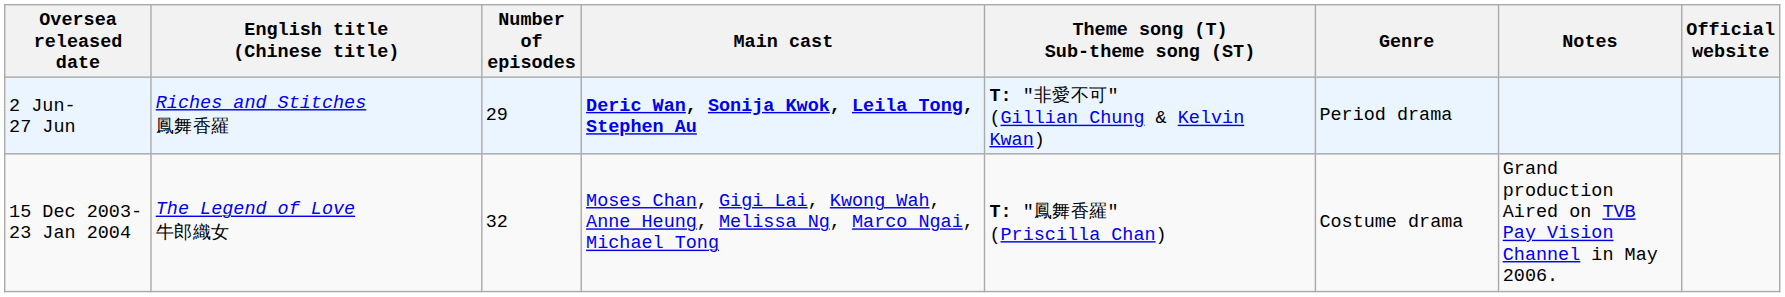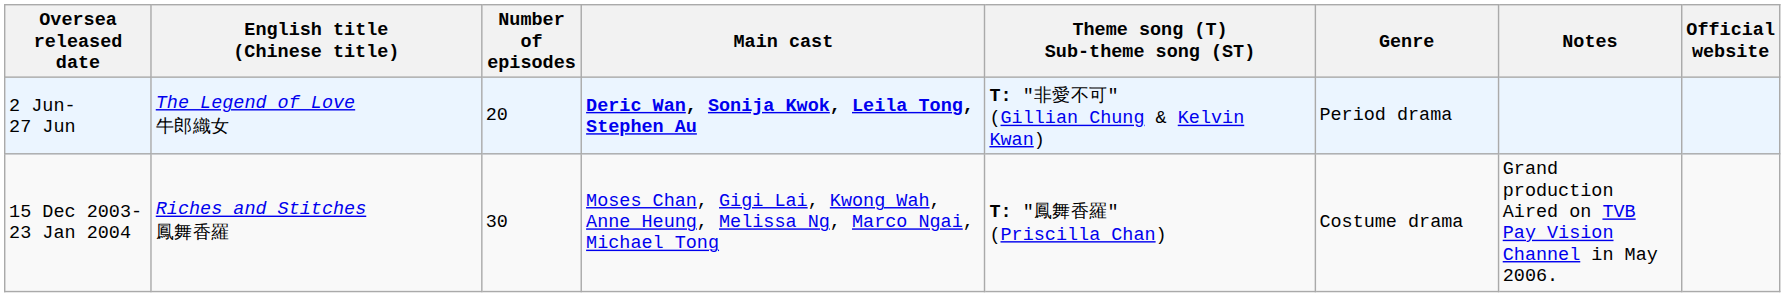(261, 115) Riches and Stitches 鳳舞香羅 -> (255, 115) The Legend of Love 牛郎織女
(497, 116) 29 -> (497, 116) 20
(255, 222) The Legend of Love 牛郎織女 -> (261, 222) Riches and Stitches 鳳舞香羅
(497, 223) 32 -> (497, 223) 30
